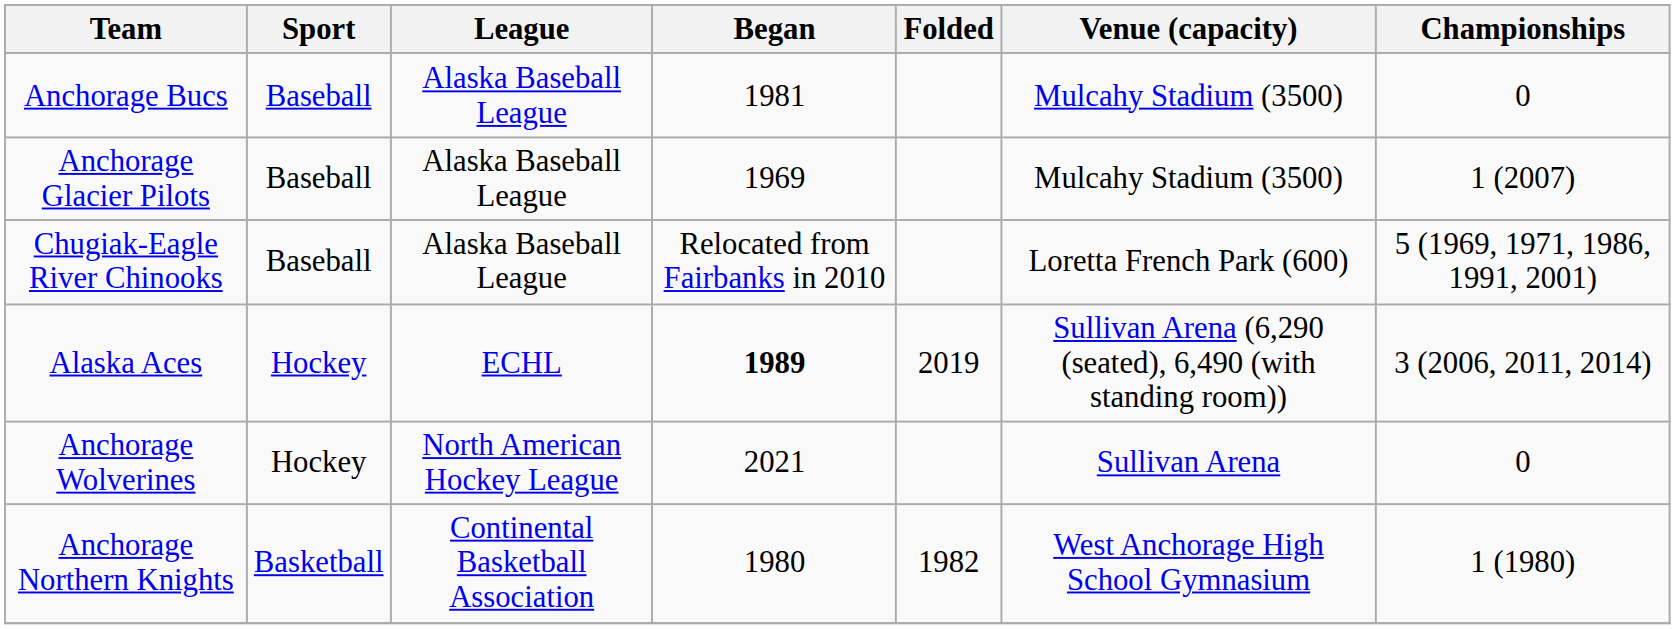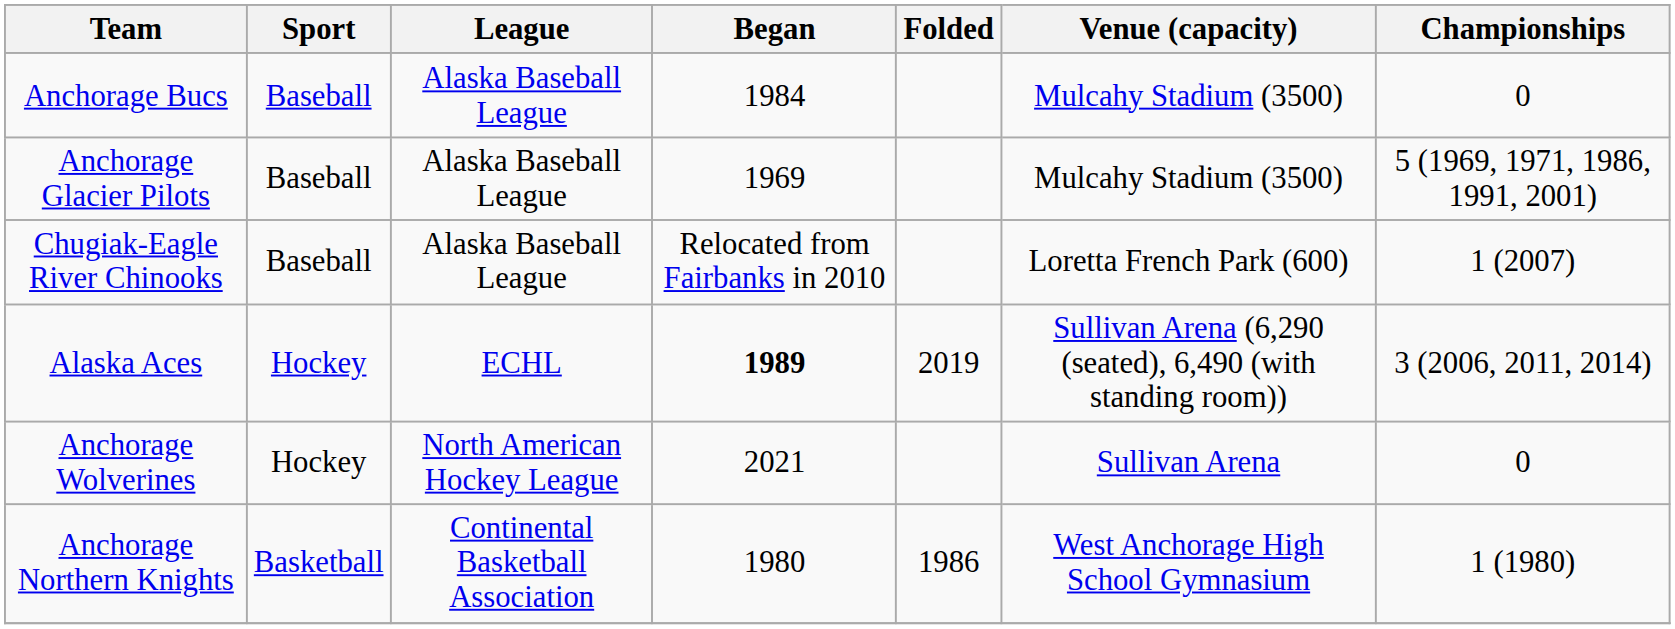(775, 94) 1981 -> (775, 94) 1984
(1523, 178) 1 (2007) -> (1523, 178) 5 (1969, 1971, 1986, 1991, 2001)
(1523, 261) 5 (1969, 1971, 1986, 1991, 2001) -> (1523, 261) 1 (2007)
(949, 563) 1982 -> (949, 563) 1986
